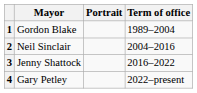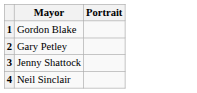- column: (159, 12)
(44, 46) Neil Sinclair -> (42, 46) Gary Petley
(42, 79) Gary Petley -> (44, 79) Neil Sinclair
